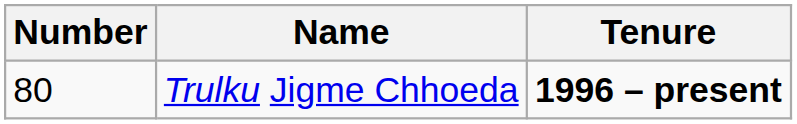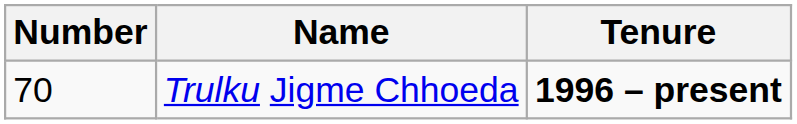(33, 88) 80 -> (33, 88) 70
